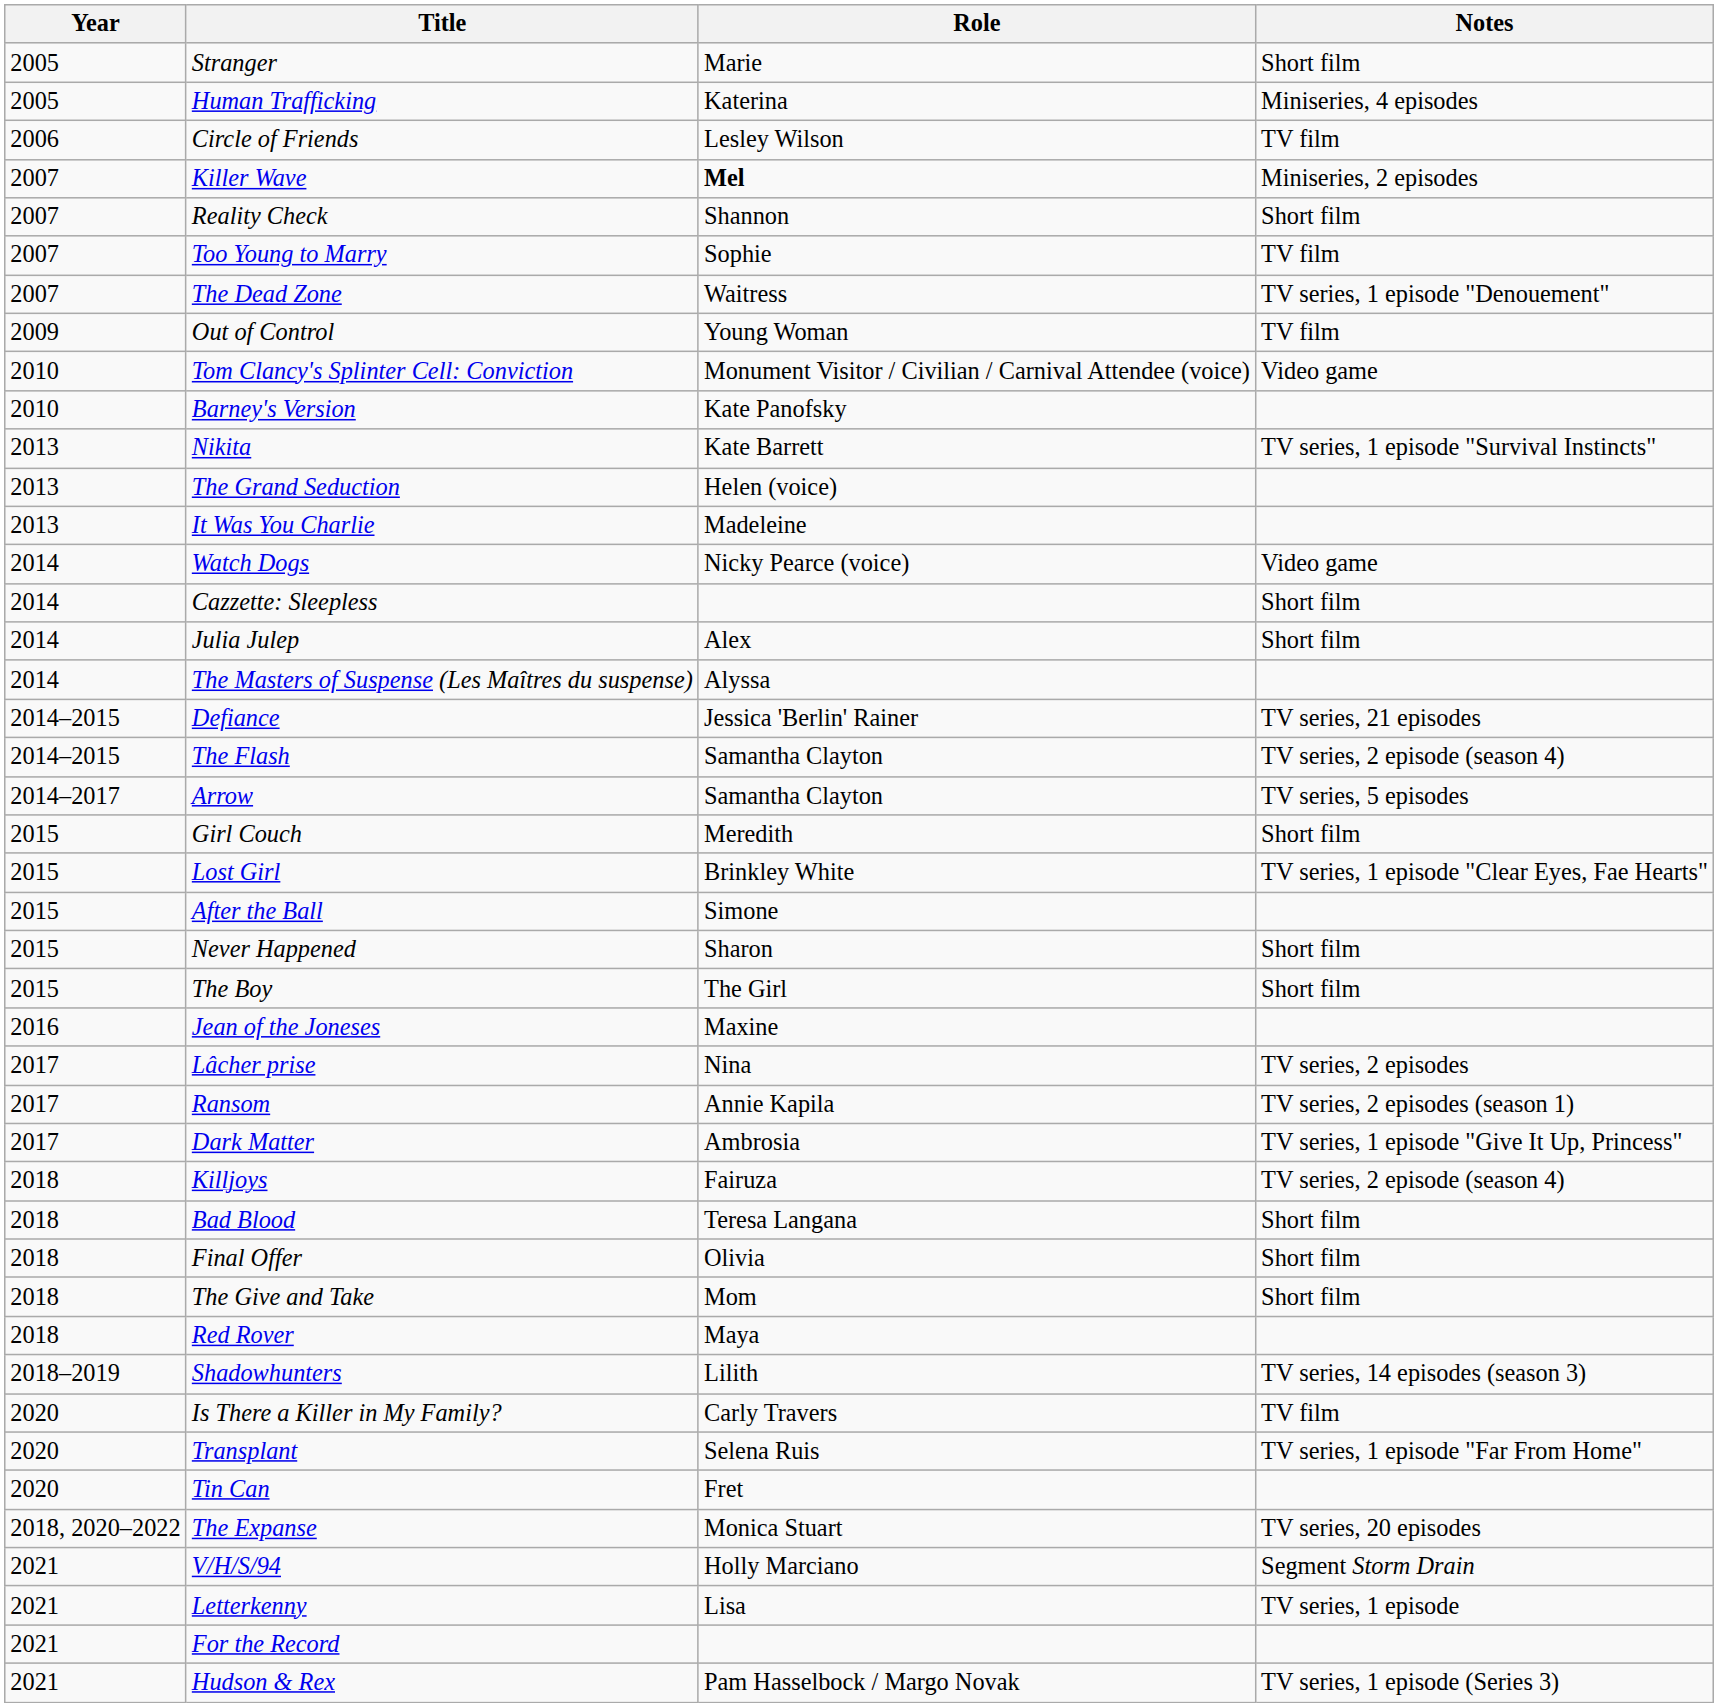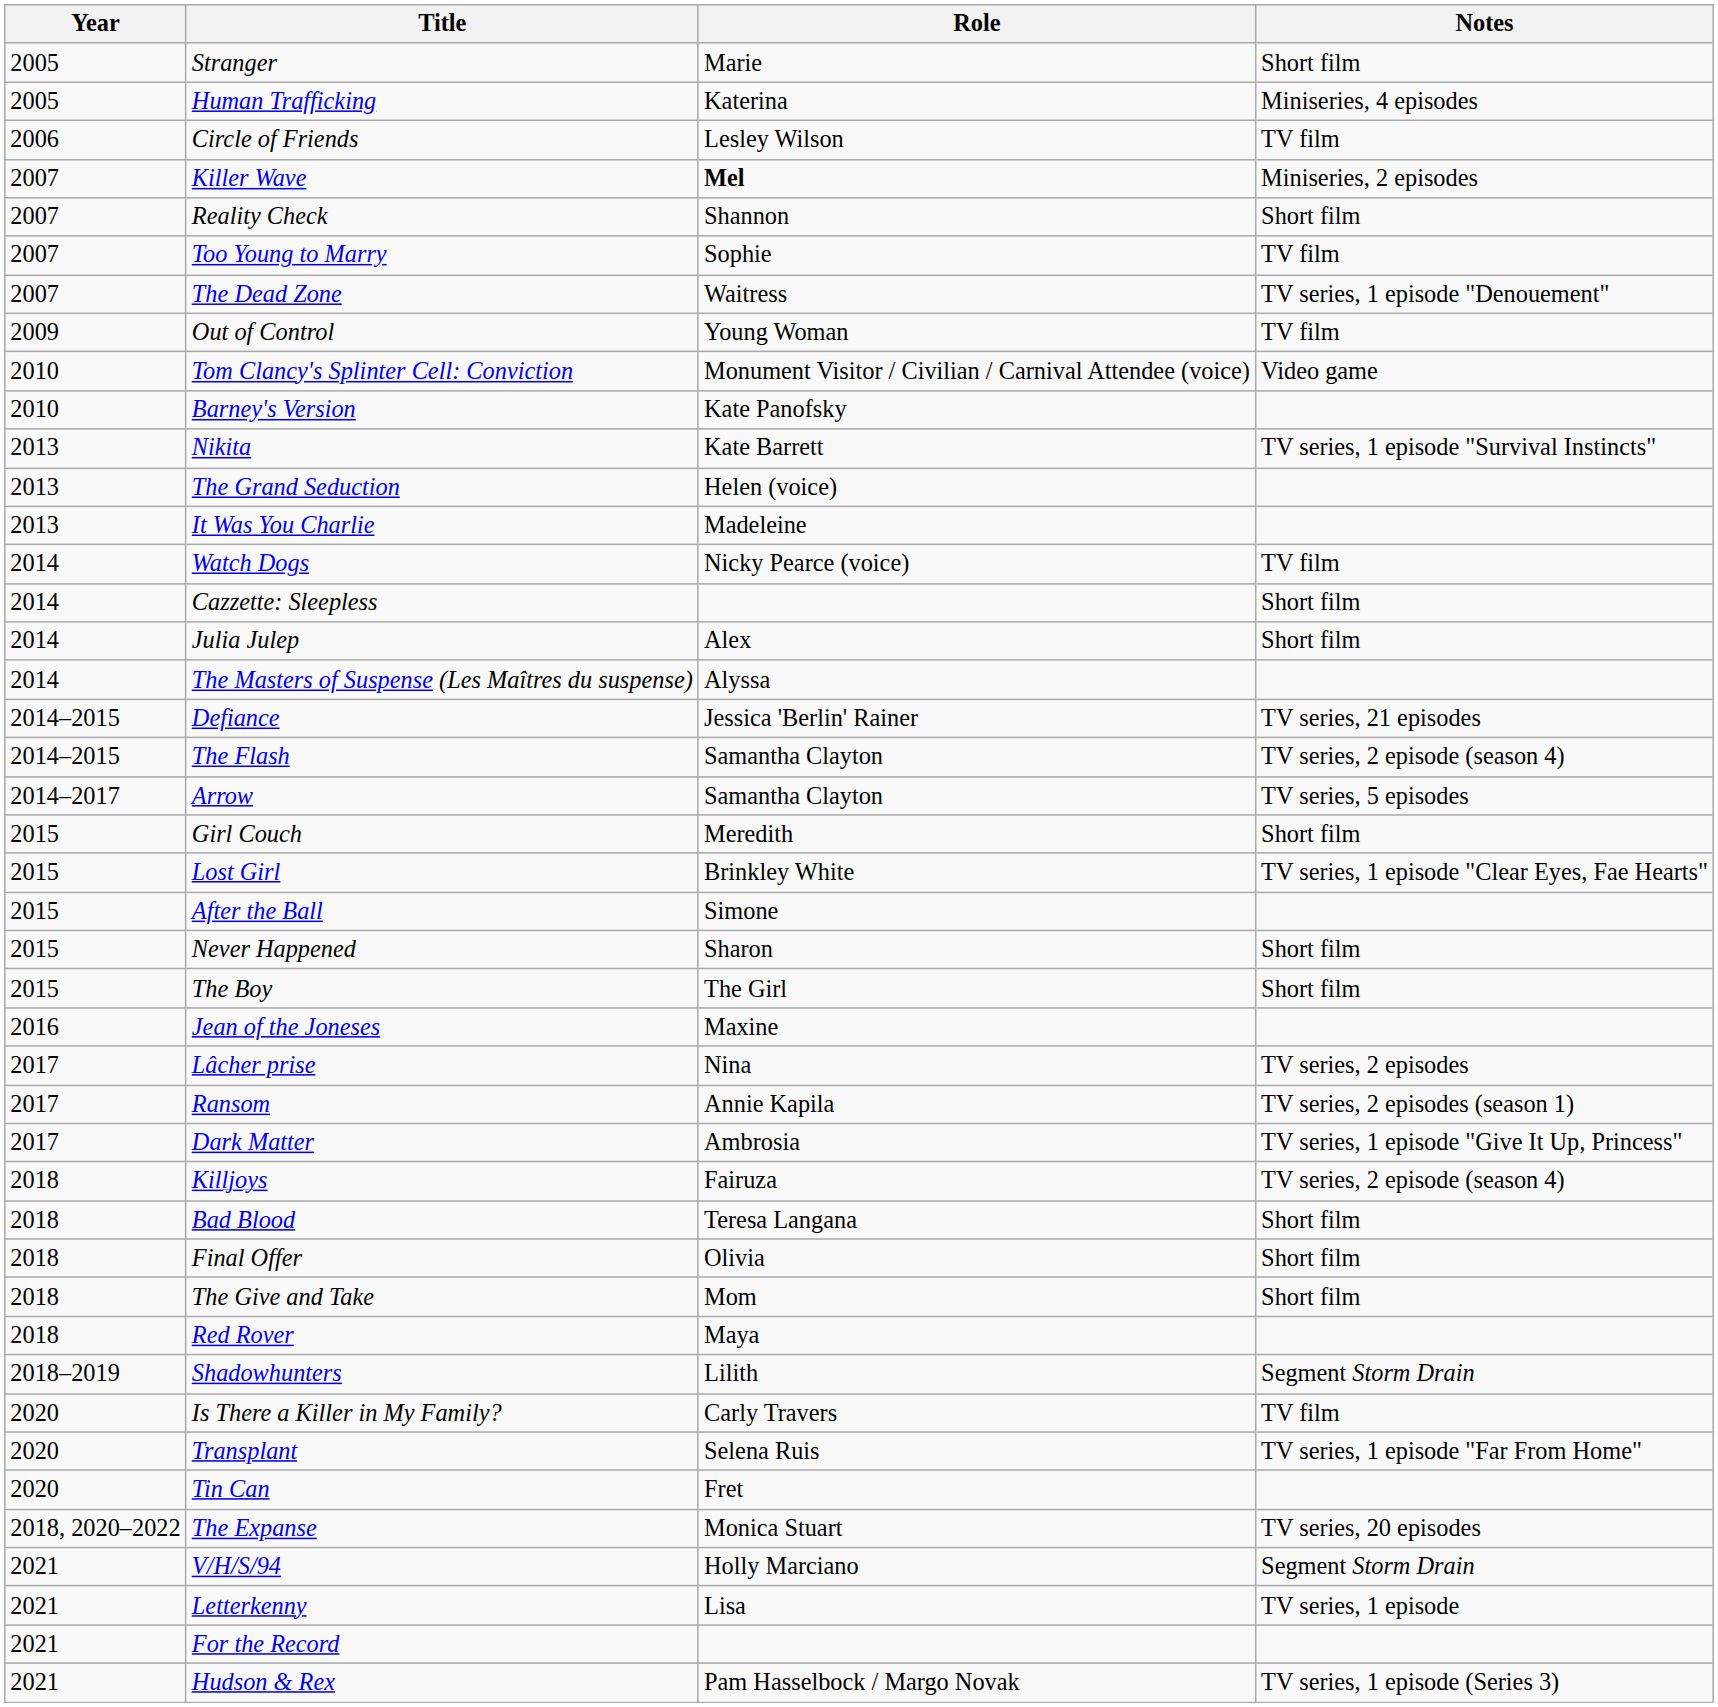(1319, 563) Video game -> (1300, 563) TV film
(1424, 1373) TV series, 14 episodes (season 3) -> (1368, 1373) Segment Storm Drain
